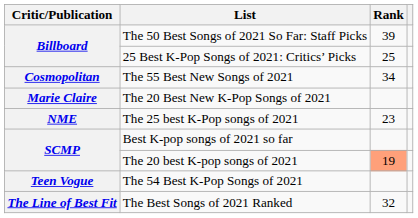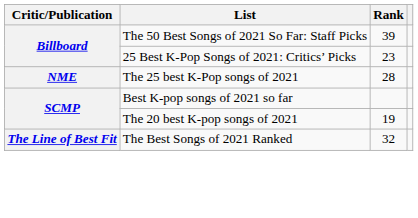(388, 56) 25 -> (388, 56) 23
- row: (208, 77)
- row: (227, 98)
(388, 118) 23 -> (388, 77) 28
(388, 160) lightsalmon background -> (388, 118) no background
- row: (213, 181)
